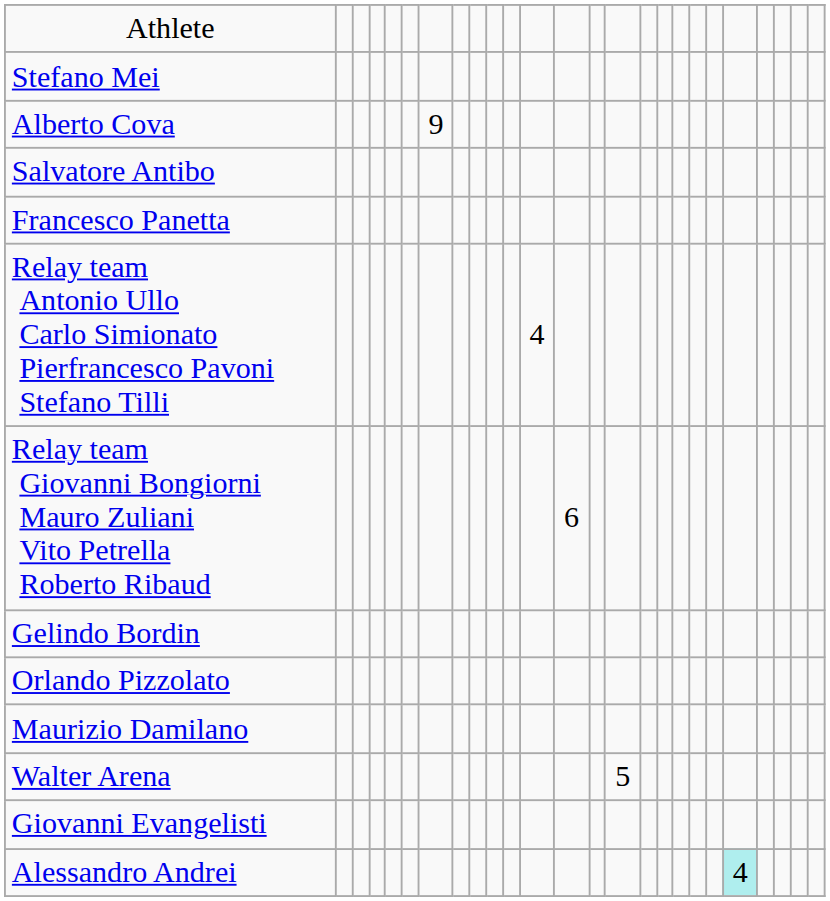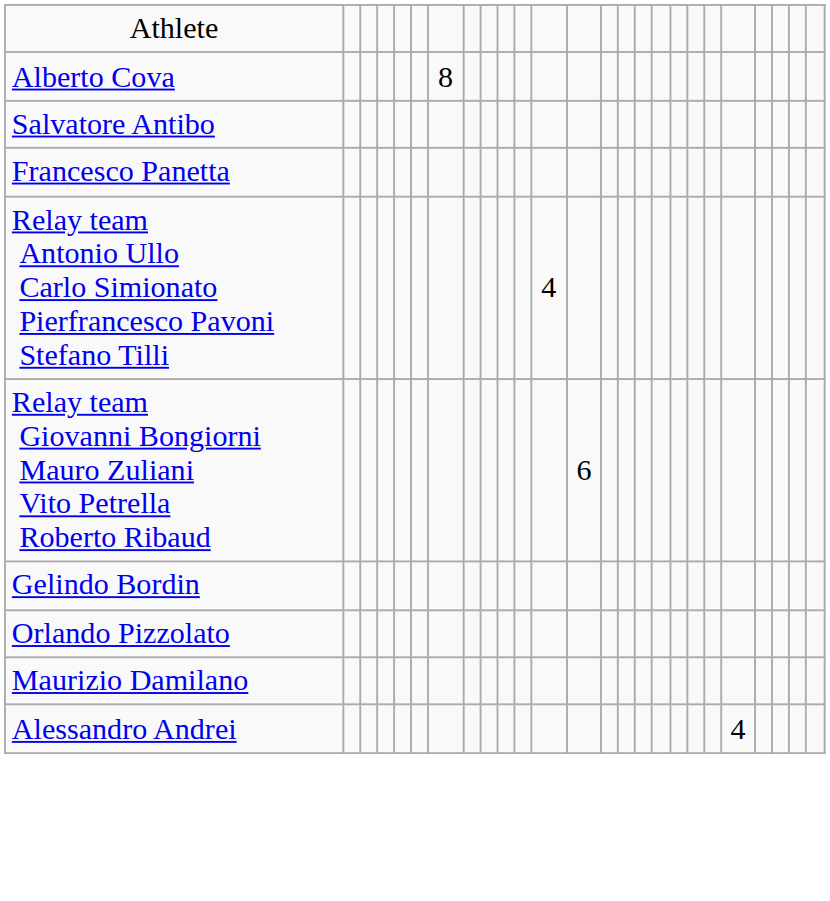- row: (86, 76)
(436, 123) 9 -> (446, 76) 8
- row: (91, 776)
- row: (139, 823)
(740, 871) paleturquoise background -> (738, 728) no background
